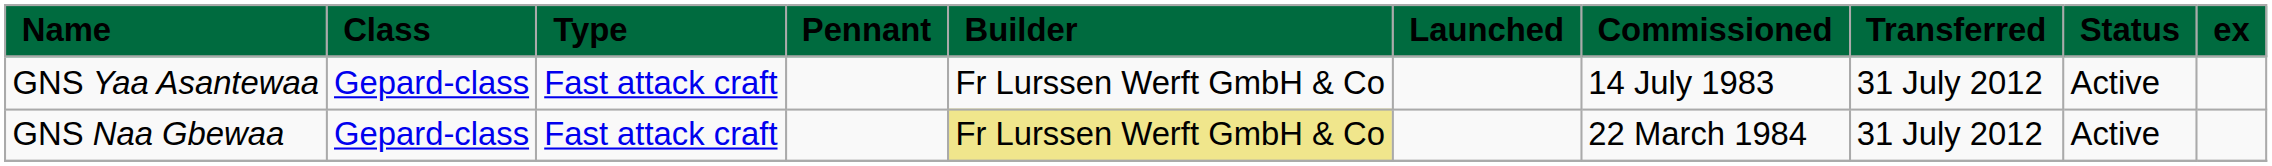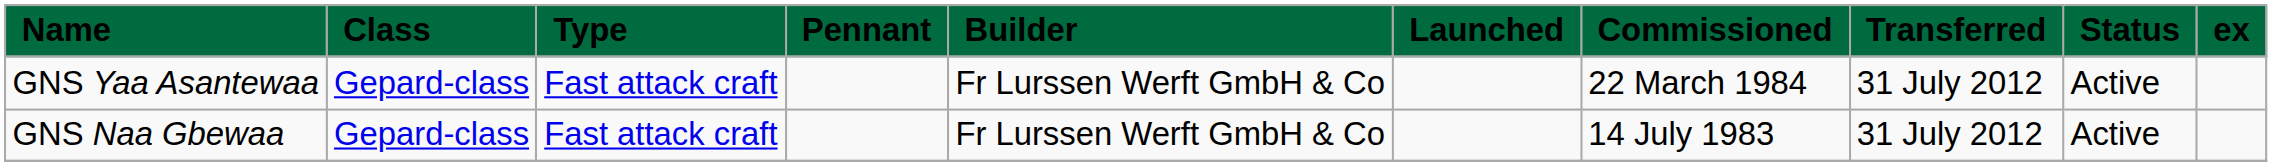(1681, 82) 14 July 1983 -> (1698, 82) 22 March 1984
(1170, 134) khaki background -> (1170, 134) no background
(1698, 134) 22 March 1984 -> (1681, 134) 14 July 1983
